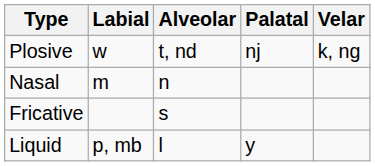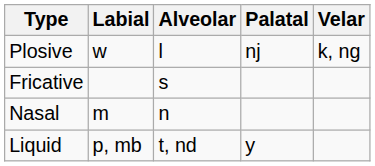(178, 51) t, nd -> (161, 51) l
rows swapped: (34, 82) <-> (46, 113)
(161, 144) l -> (178, 144) t, nd
